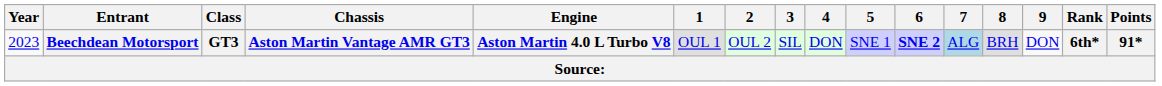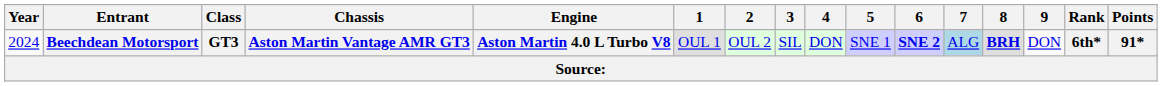(24, 42) 2023 -> (24, 42) 2024
(1002, 42) normal -> (1003, 42) bold
